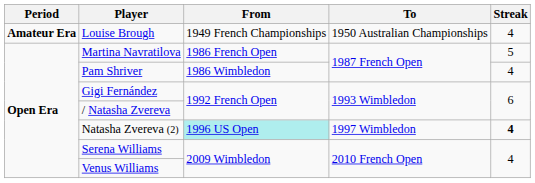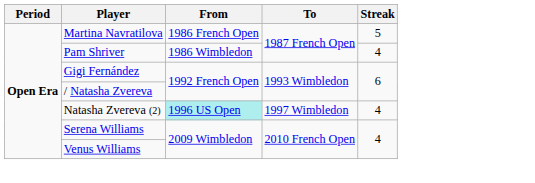- row: (118, 33)
(511, 129) bold -> (378, 110) normal
